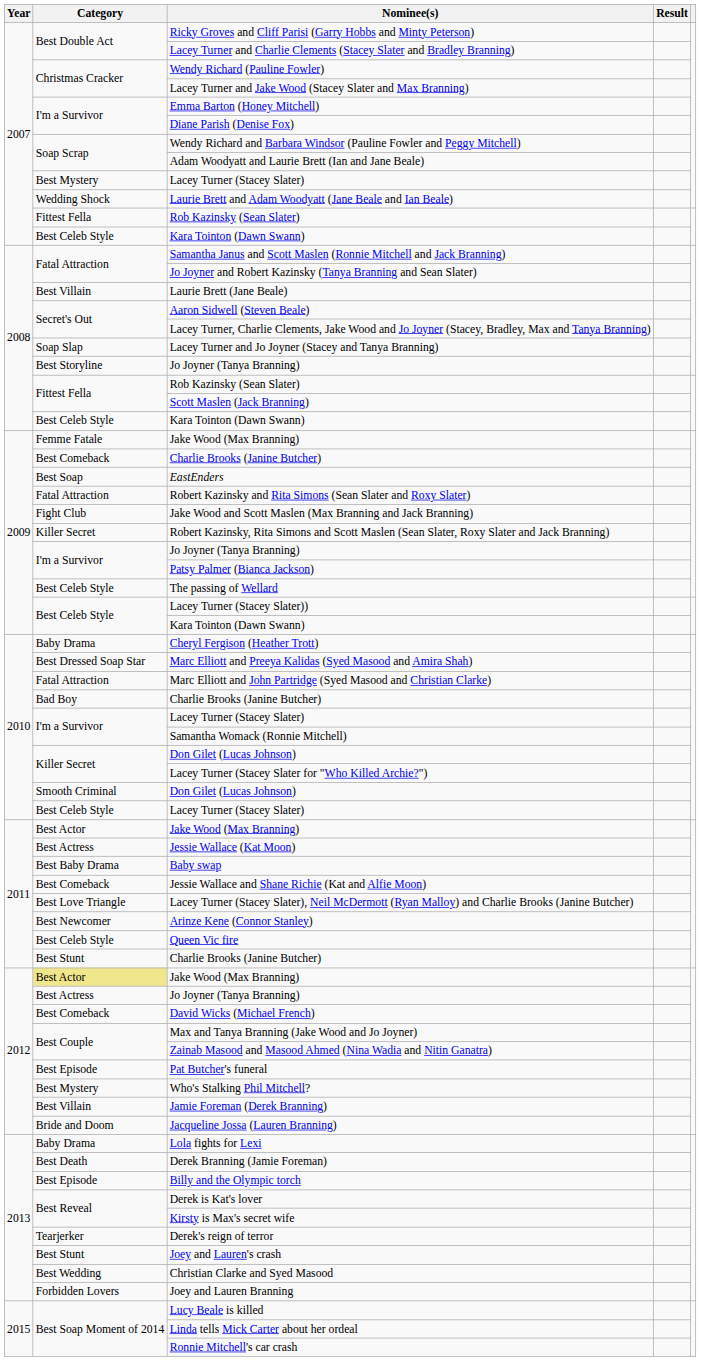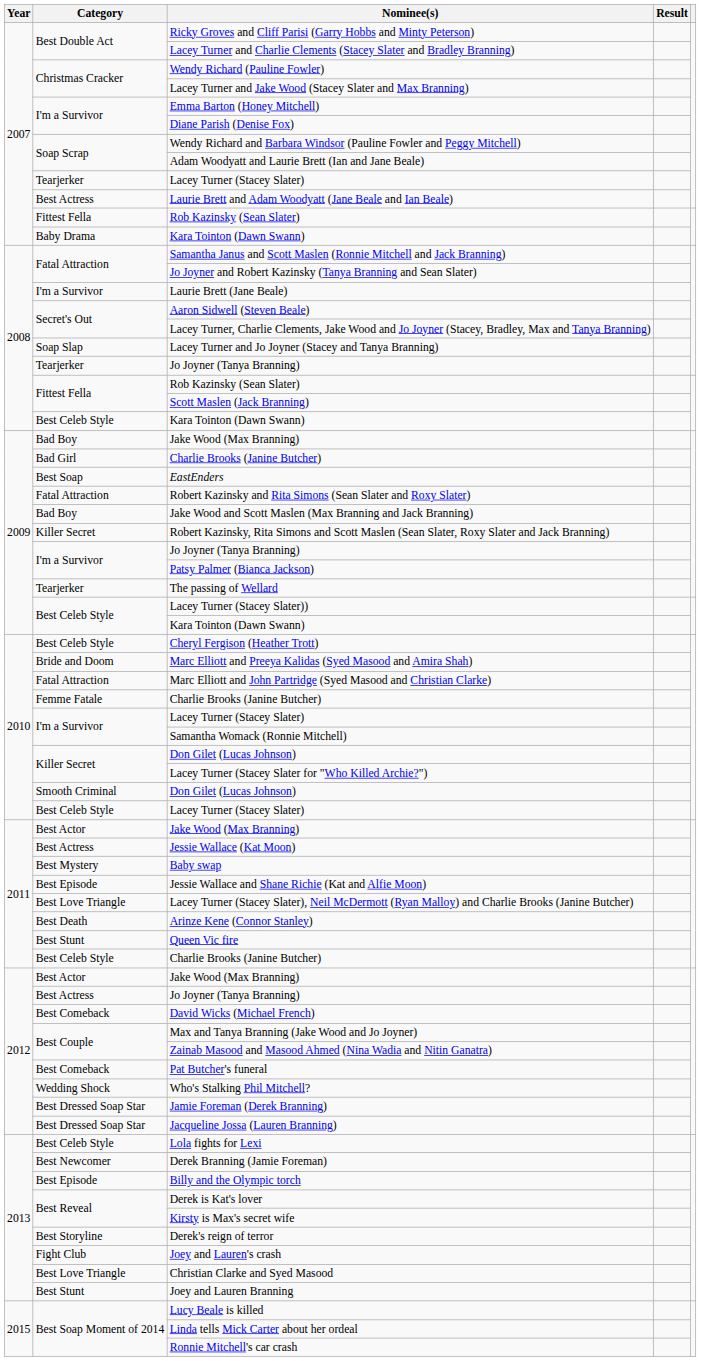(67, 180) Best Mystery -> (60, 180) Tearjerker
(73, 198) Wedding Shock -> (65, 198) Best Actress
(75, 236) Best Celeb Style -> (65, 236) Baby Drama
(63, 291) Best Villain -> (69, 291) I'm a Survivor
(69, 365) Best Storyline -> (60, 365) Tearjerker
(69, 439) Femme Fatale -> (56, 439) Bad Boy
(73, 458) Best Comeback -> (56, 458) Bad Girl
(61, 513) Fight Club -> (56, 513) Bad Boy
(75, 587) Best Celeb Style -> (60, 587) Tearjerker
(65, 643) Baby Drama -> (75, 643) Best Celeb Style
(90, 662) Best Dressed Soap Star -> (75, 662) Bride and Doom
(56, 699) Bad Boy -> (69, 699) Femme Fatale
(77, 865) Best Baby Drama -> (67, 865) Best Mystery
(73, 884) Best Comeback -> (66, 884) Best Episode
(73, 921) Best Newcomer -> (62, 921) Best Death
(75, 939) Best Celeb Style -> (60, 939) Best Stunt
(60, 958) Best Stunt -> (75, 958) Best Celeb Style
(61, 976) khaki background -> (61, 976) no background
(66, 1069) Best Episode -> (73, 1069) Best Comeback
(67, 1088) Best Mystery -> (73, 1088) Wedding Shock
(63, 1106) Best Villain -> (90, 1106) Best Dressed Soap Star
(75, 1125) Bride and Doom -> (90, 1125) Best Dressed Soap Star
(65, 1143) Baby Drama -> (75, 1143) Best Celeb Style
(62, 1162) Best Death -> (73, 1162) Best Newcomer
(60, 1236) Tearjerker -> (69, 1236) Best Storyline
(60, 1254) Best Stunt -> (61, 1254) Fight Club
(68, 1273) Best Wedding -> (81, 1273) Best Love Triangle
(77, 1291) Forbidden Lovers -> (60, 1291) Best Stunt
